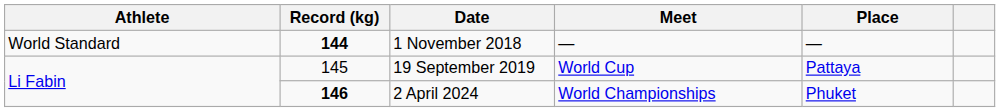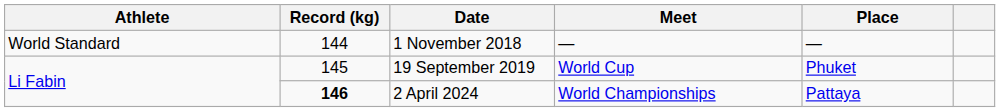(335, 43) bold -> (335, 43) normal
(833, 69) Pattaya -> (831, 69) Phuket
(831, 94) Phuket -> (833, 94) Pattaya
